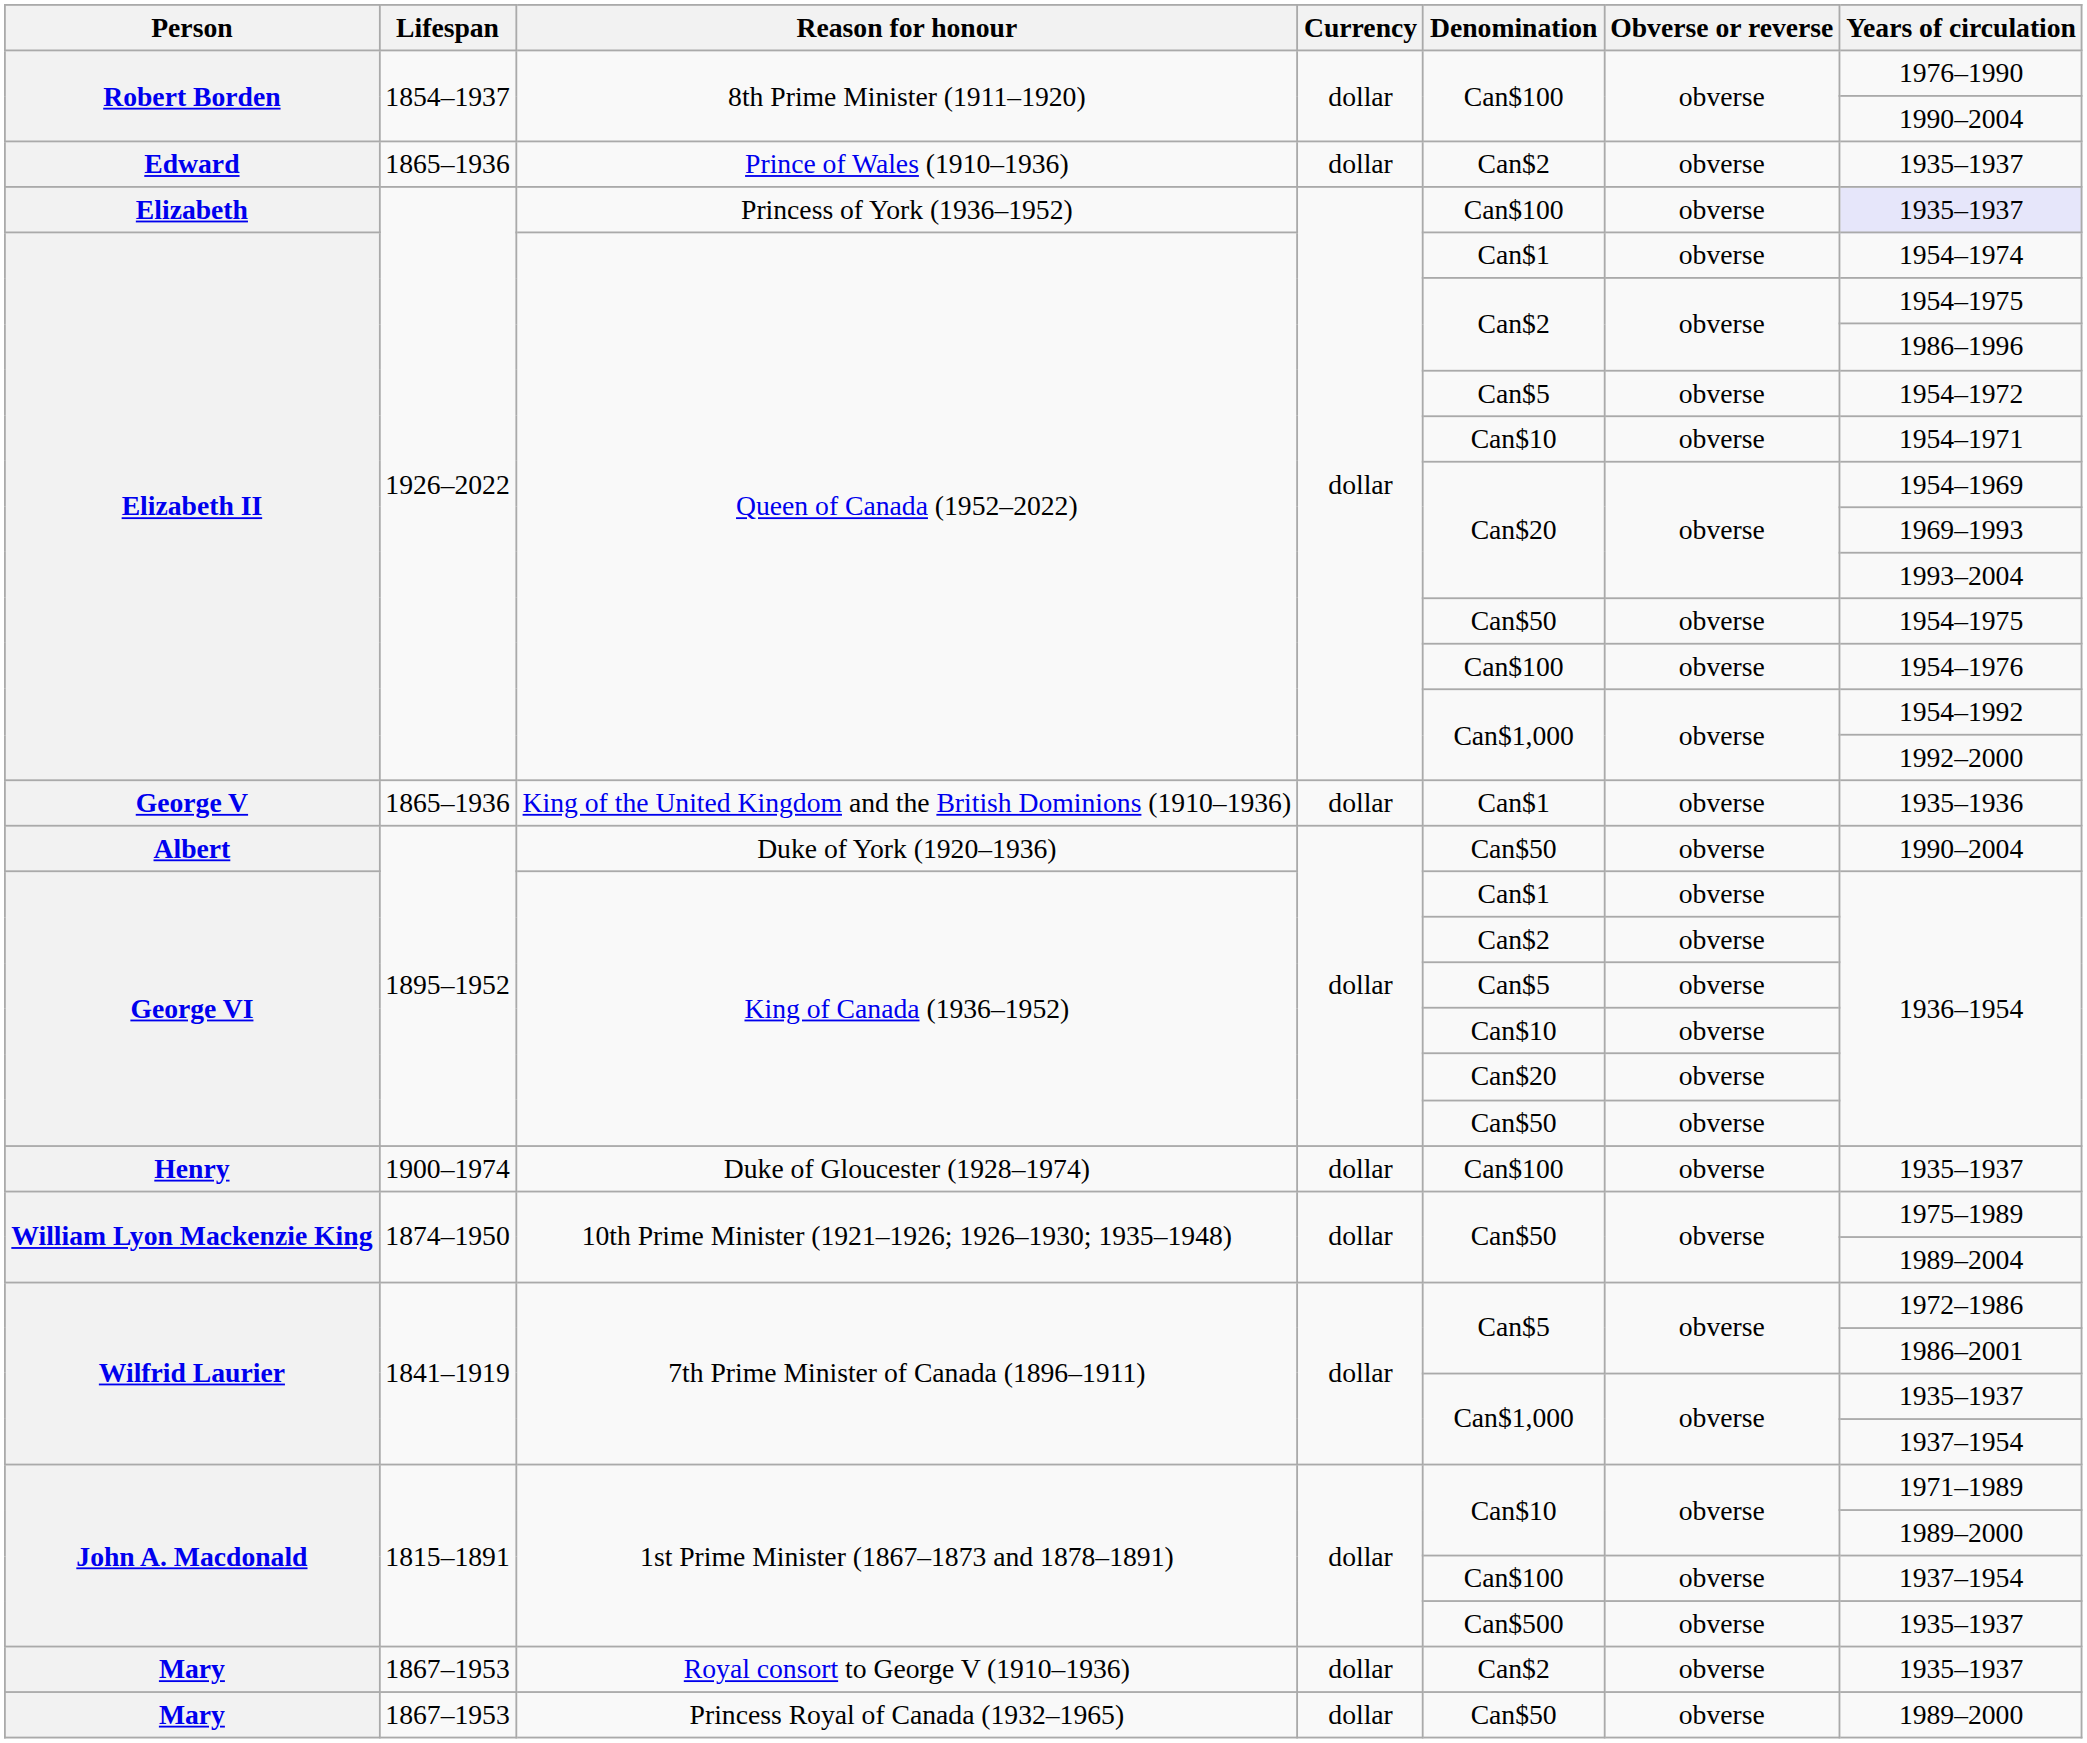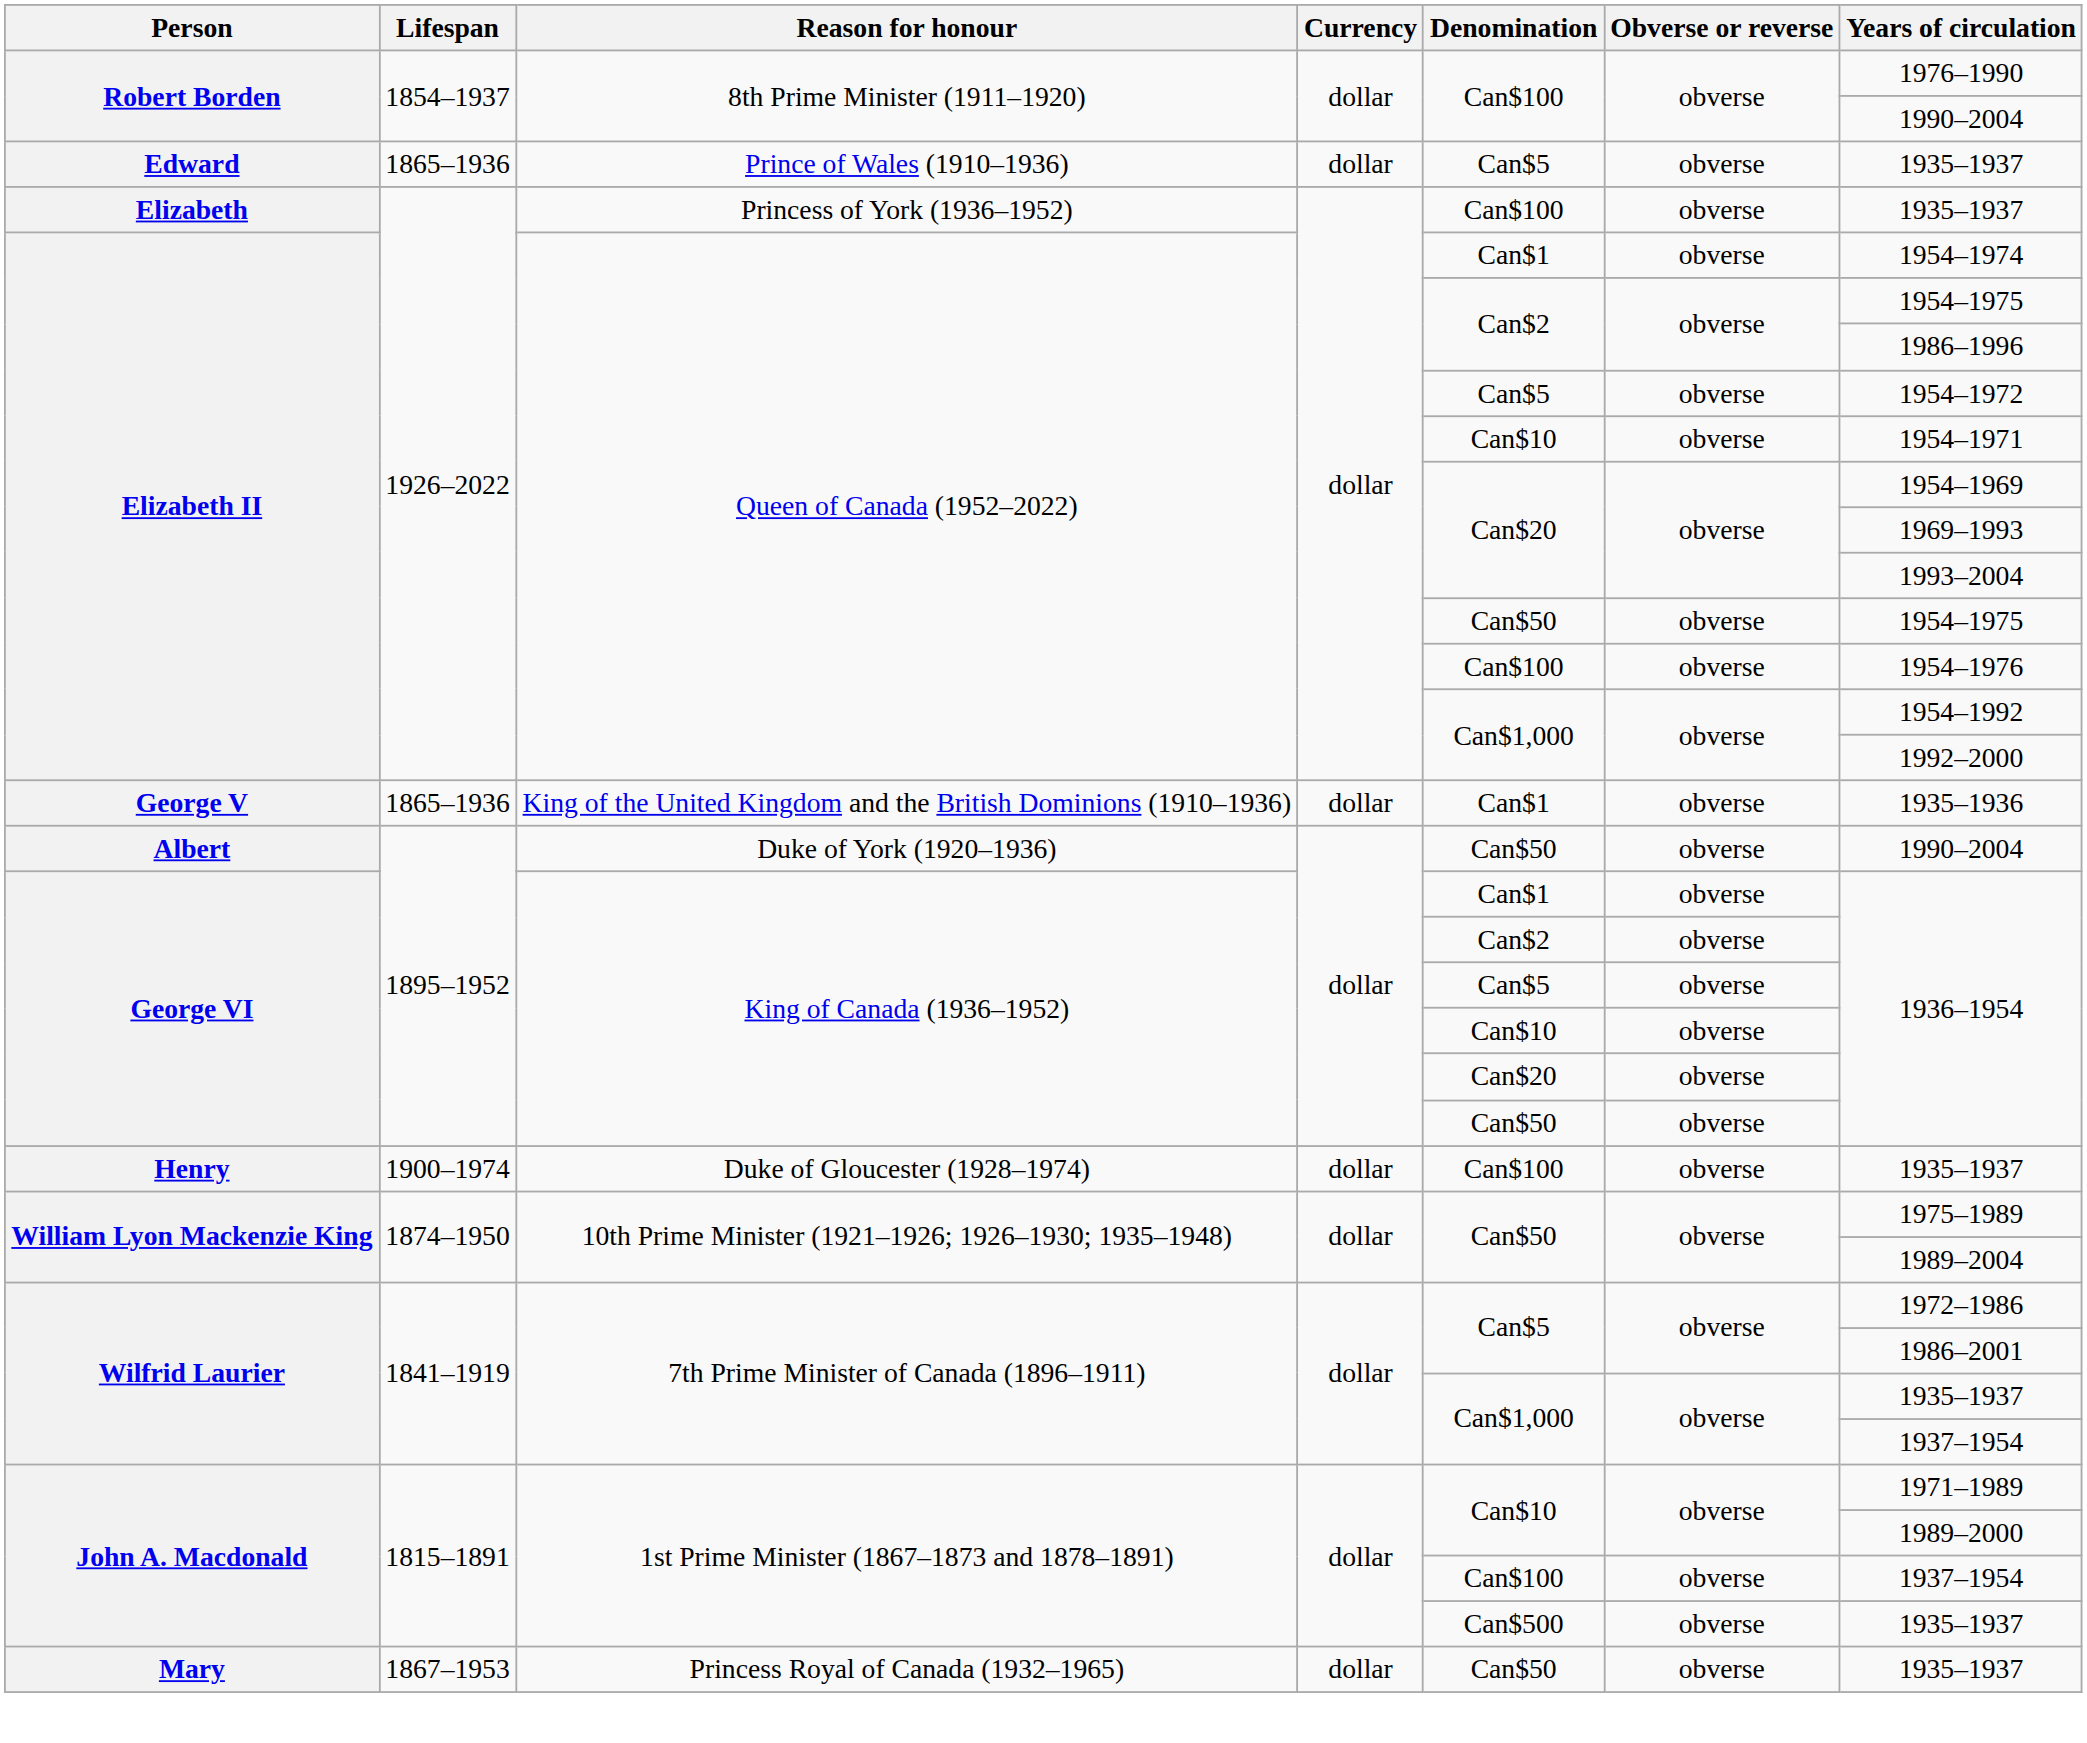(1514, 164) Can$2 -> (1514, 164) Can$5
(1961, 209) lavender background -> (1961, 209) no background
- row: (192, 1669)
(1961, 1715) 1989–2000 -> (1961, 1669) 1935–1937
